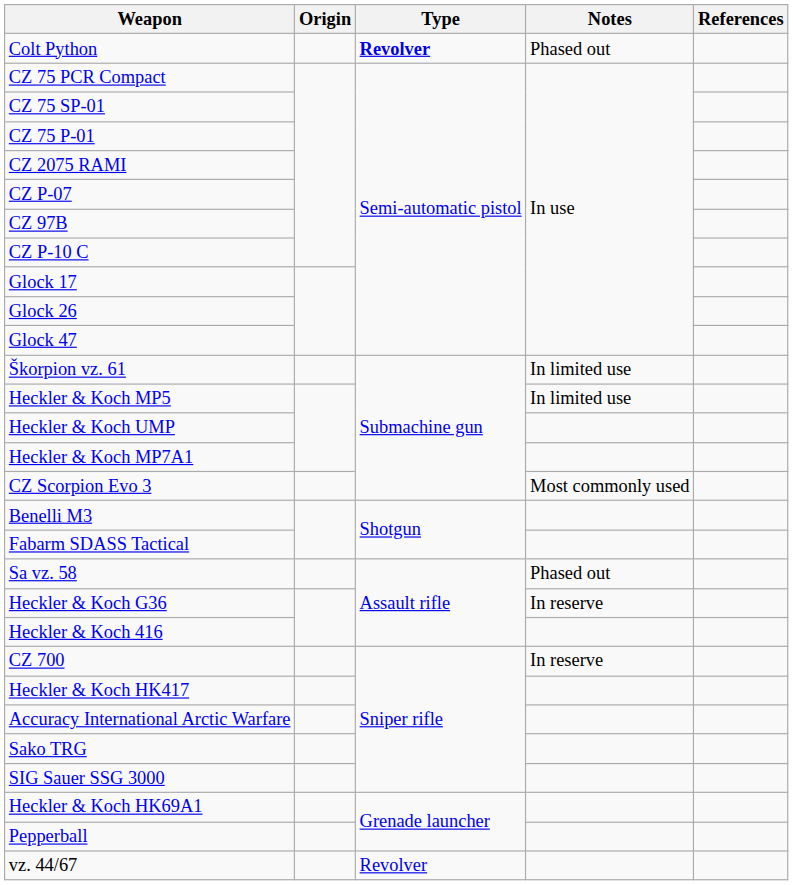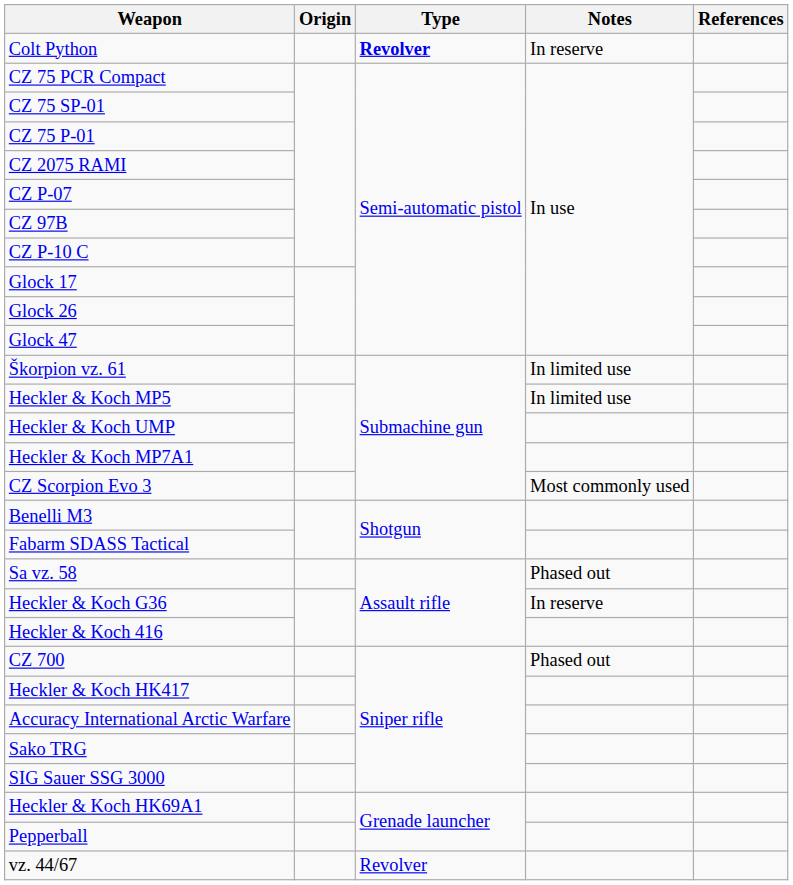(570, 48) Phased out -> (567, 48) In reserve
(567, 661) In reserve -> (570, 661) Phased out
